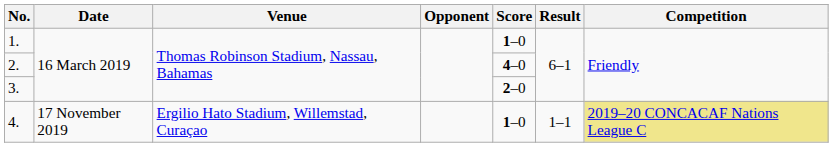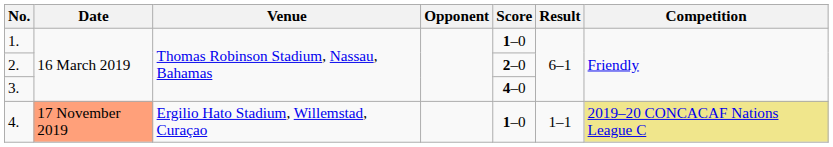(514, 64) 4–0 -> (514, 64) 2–0
(514, 88) 2–0 -> (514, 88) 4–0
(79, 121) no background -> (79, 121) lightsalmon background
